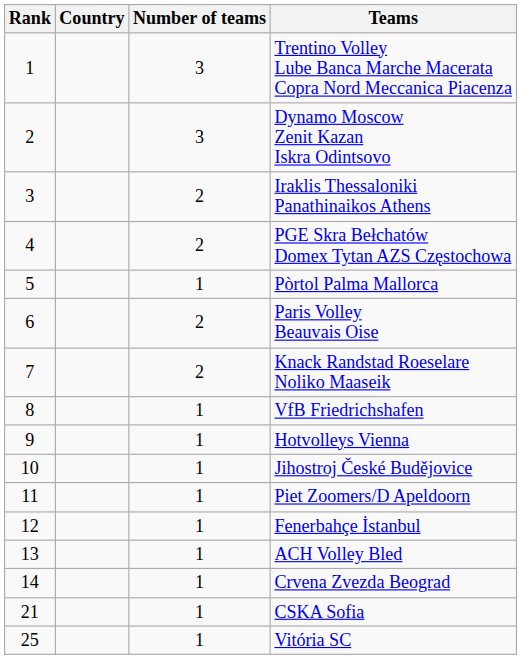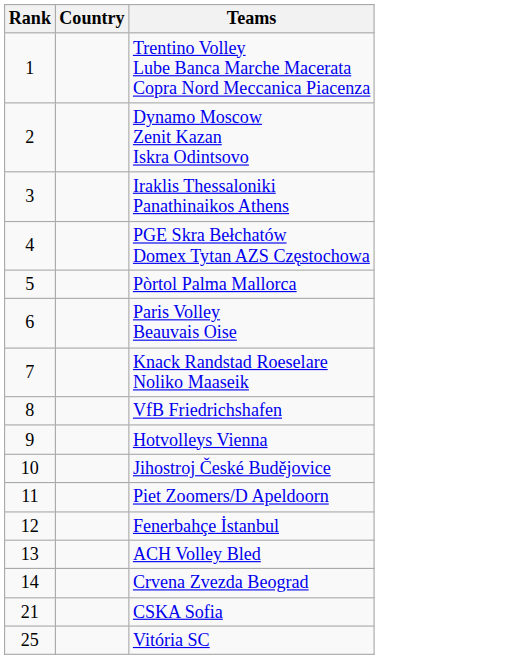- column: (200, 18)
